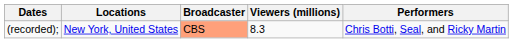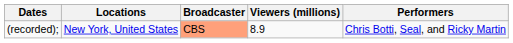(257, 29) 8.3 -> (257, 29) 8.9
